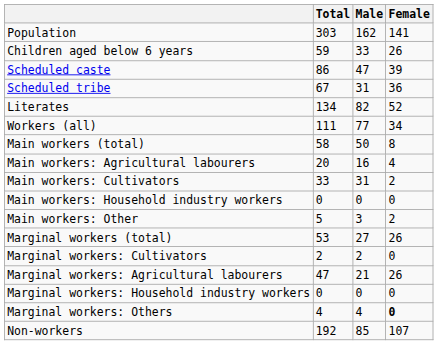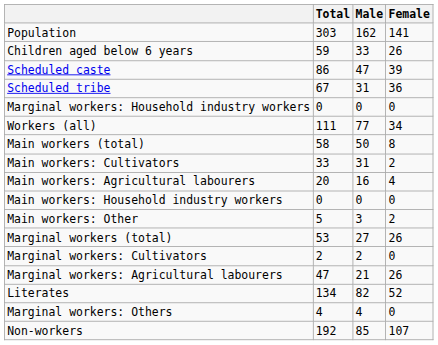rows swapped: (38, 107) <-> (159, 293)
rows swapped: (93, 182) <-> (131, 163)
(392, 312) bold -> (392, 312) normal
